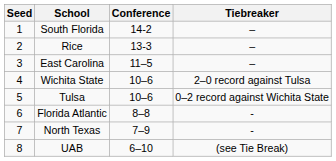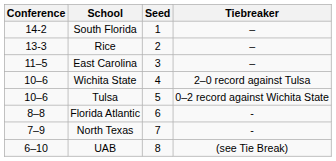columns swapped: (20, 13) <-> (141, 13)
